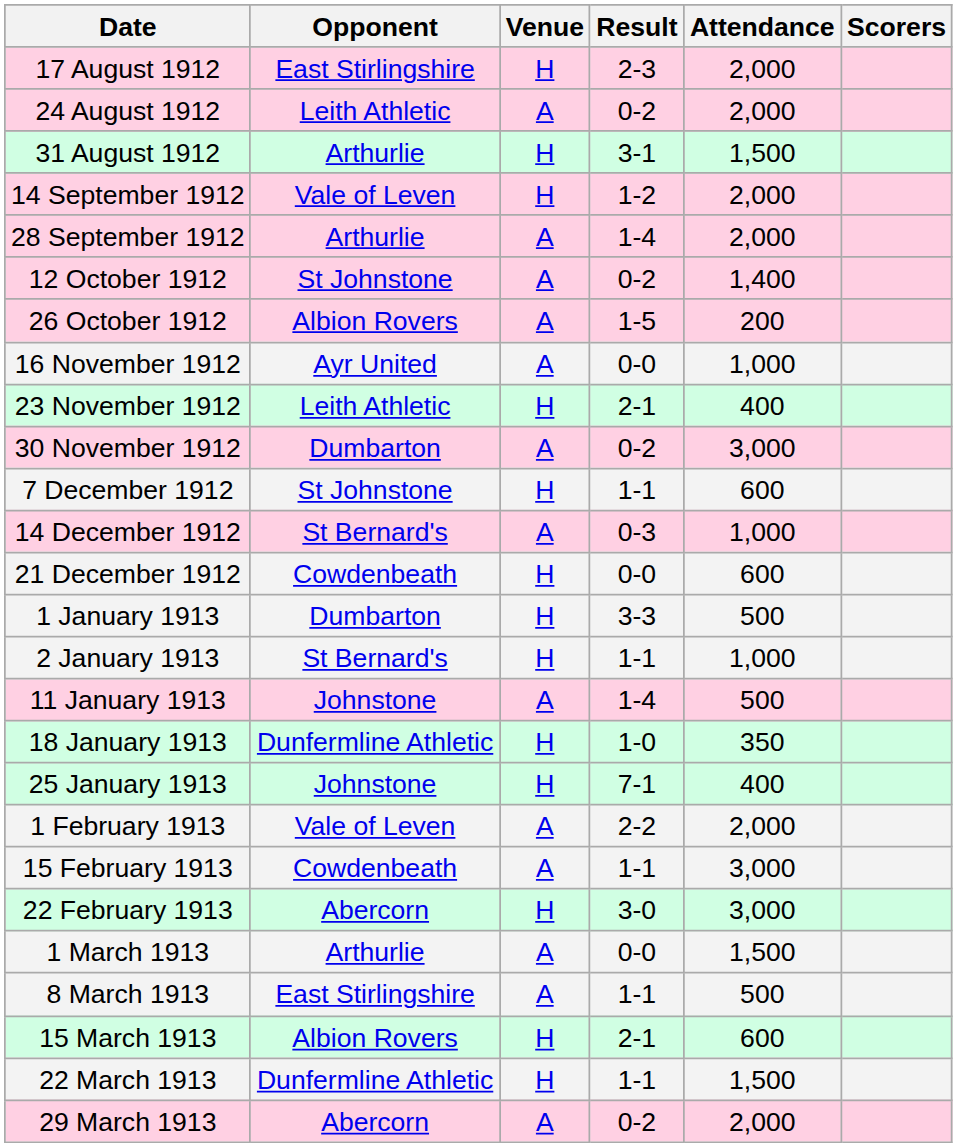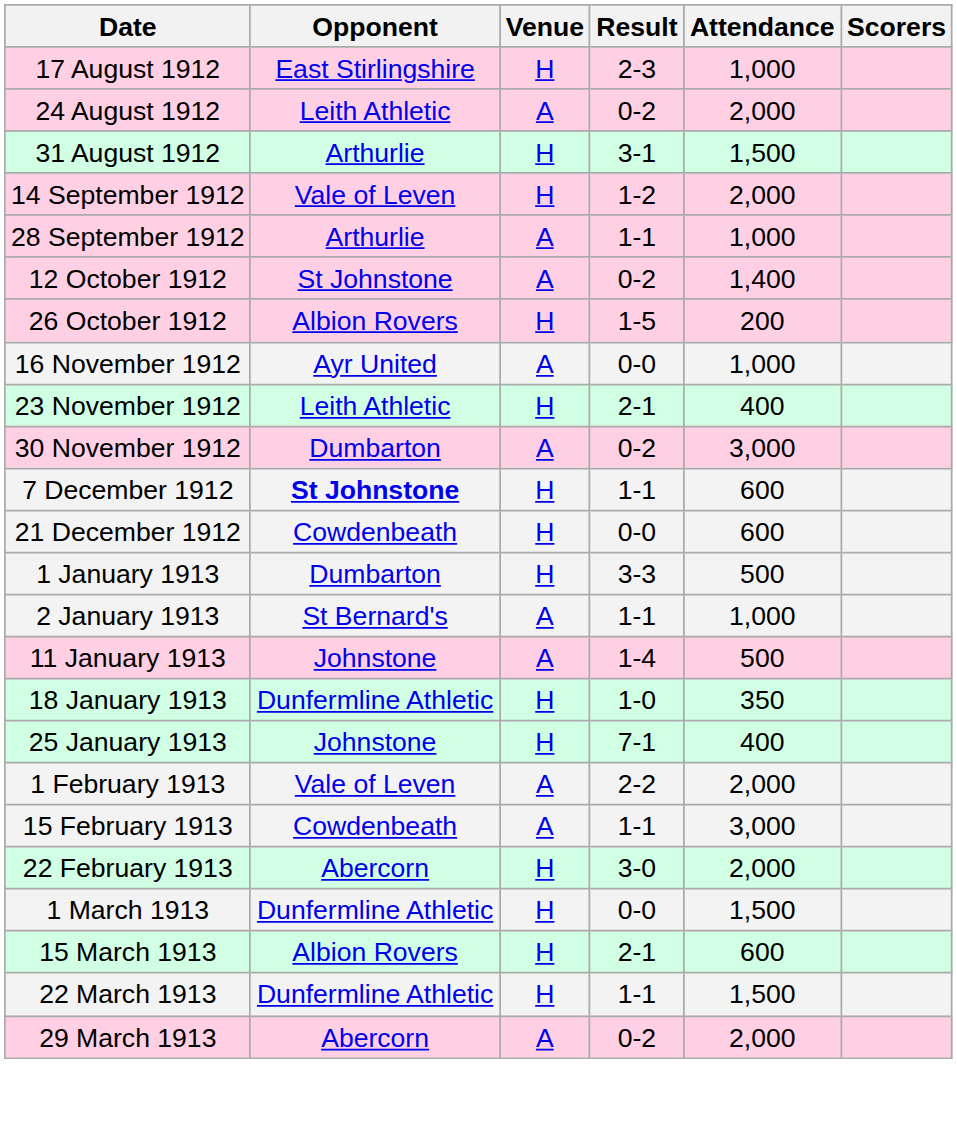(762, 68) 2,000 -> (762, 68) 1,000
(637, 237) 1-4 -> (637, 237) 1-1
(762, 237) 2,000 -> (762, 237) 1,000
(545, 321) A -> (545, 321) H
(375, 489) normal -> (375, 489) bold
- row: (128, 531)
(545, 658) H -> (545, 616) A
(762, 910) 3,000 -> (762, 868) 2,000
(375, 953) Arthurlie -> (375, 910) Dunfermline Athletic
(545, 953) A -> (545, 910) H
- row: (128, 995)
